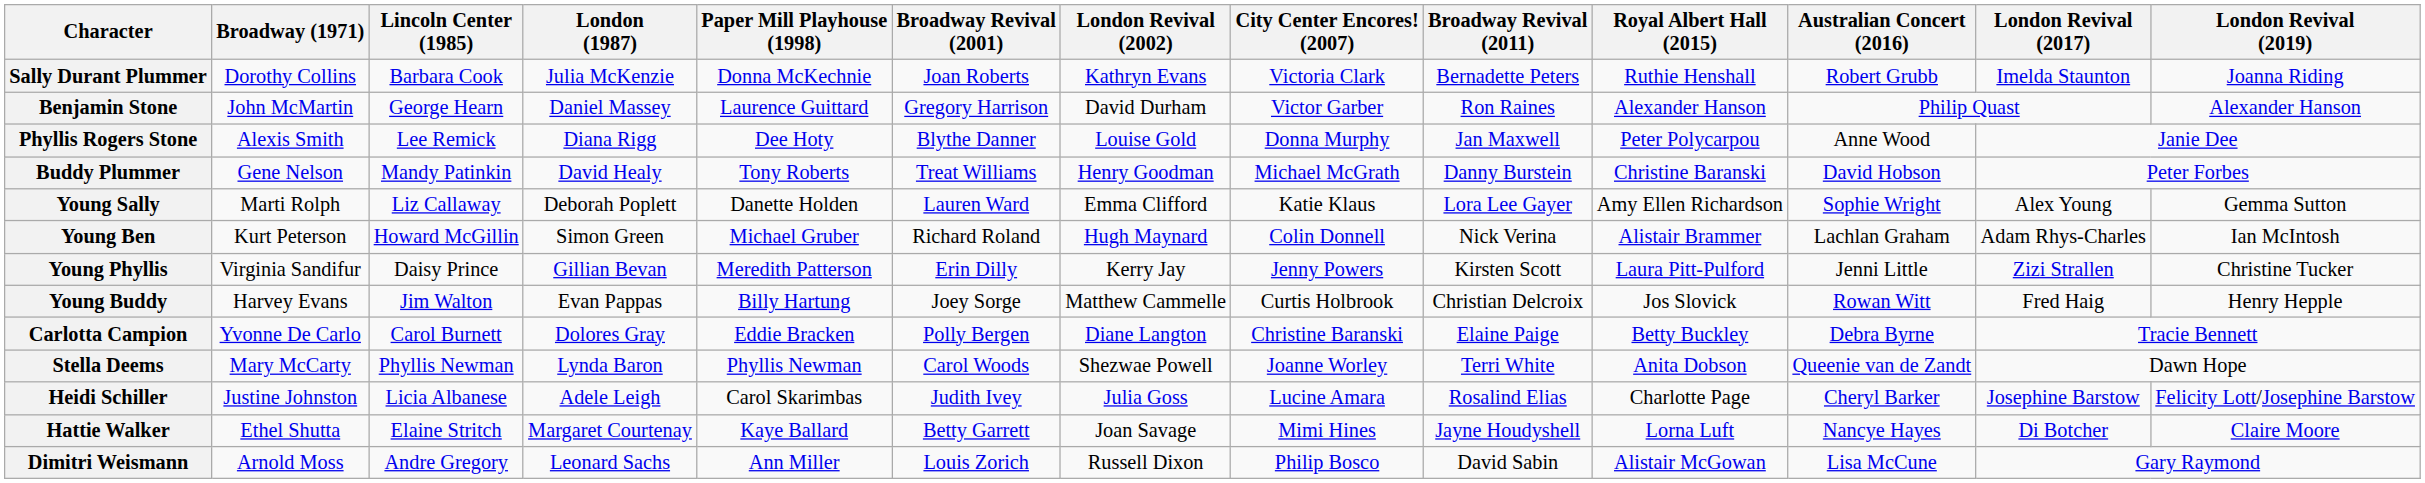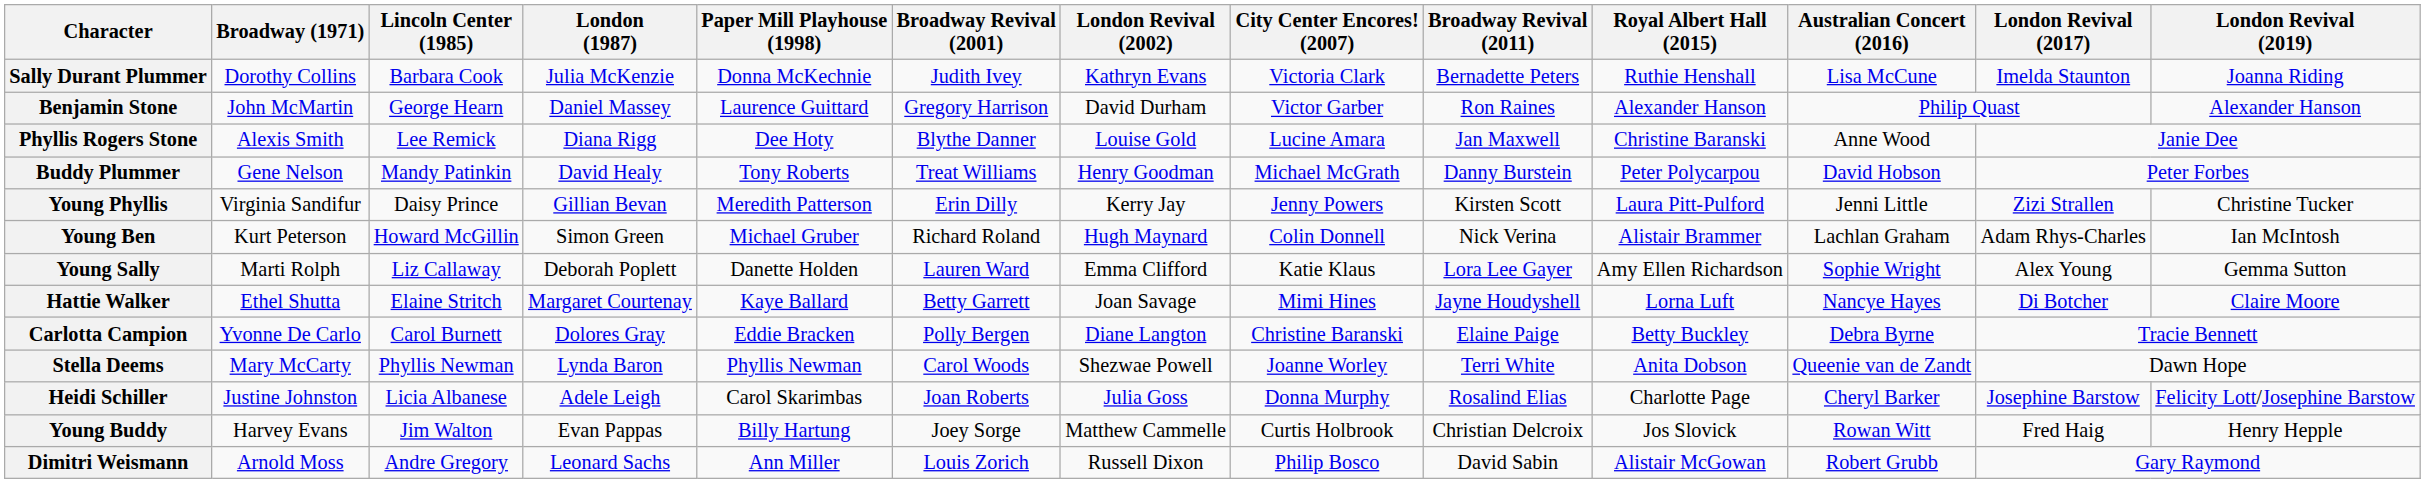(976, 75) Joan Roberts -> (976, 75) Judith Ivey
(1882, 75) Robert Grubb -> (1882, 75) Lisa McCune
(1327, 140) Donna Murphy -> (1327, 140) Lucine Amara
(1690, 140) Peter Polycarpou -> (1690, 140) Christine Baranski
(1690, 172) Christine Baranski -> (1690, 172) Peter Polycarpou
rows swapped: (108, 204) <-> (108, 269)
rows swapped: (108, 301) <-> (108, 430)
(976, 397) Judith Ivey -> (976, 397) Joan Roberts
(1327, 397) Lucine Amara -> (1327, 397) Donna Murphy
(1882, 462) Lisa McCune -> (1882, 462) Robert Grubb
